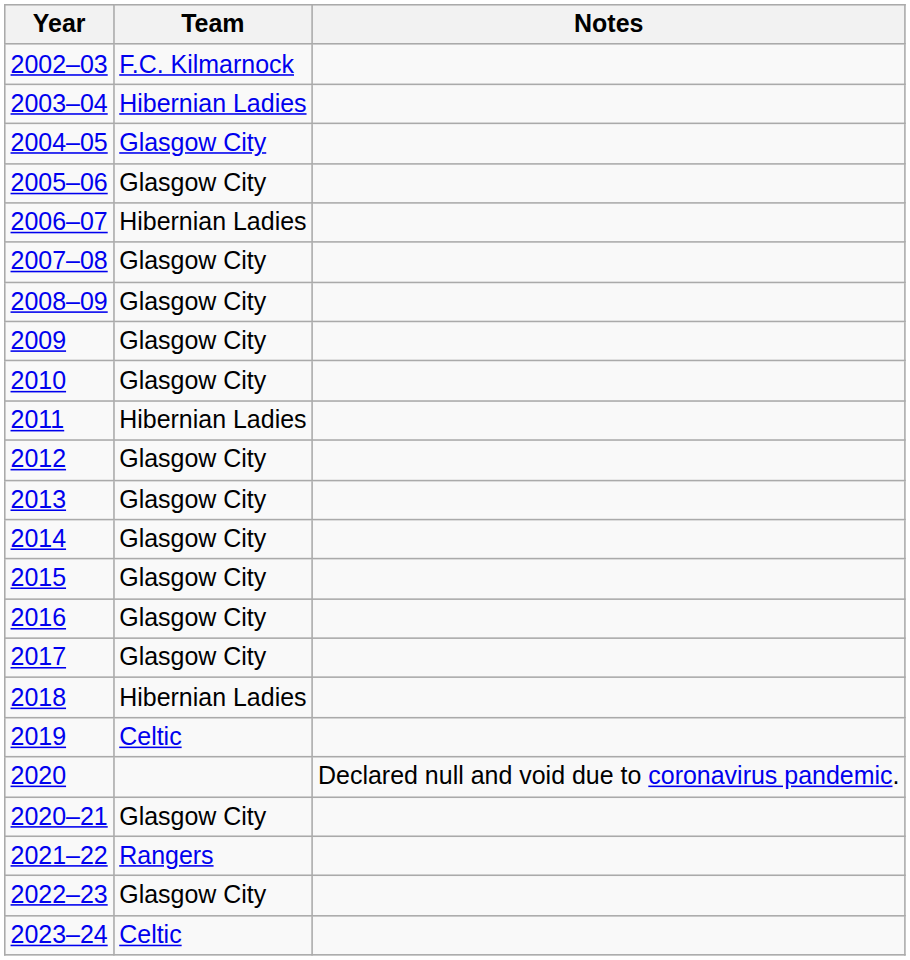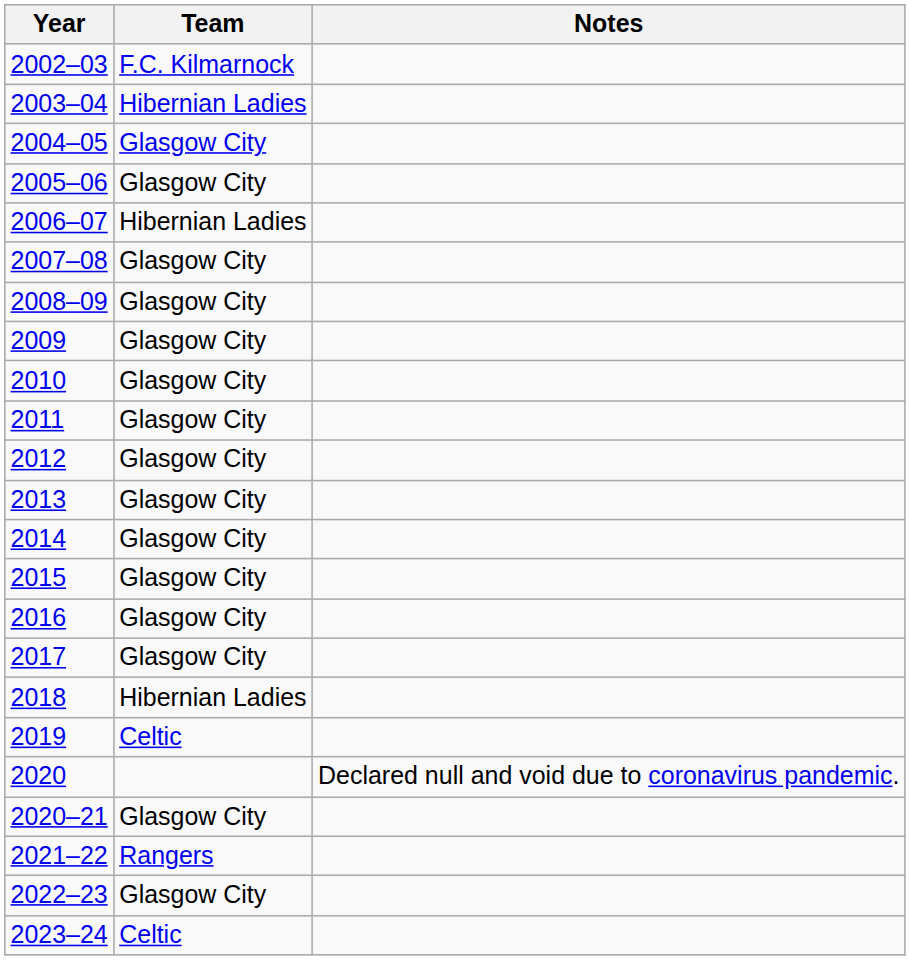(213, 420) Hibernian Ladies -> (193, 420) Glasgow City
